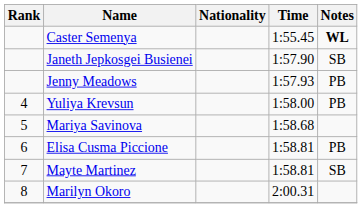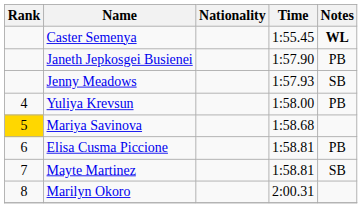(337, 59) SB -> (337, 59) PB
(337, 81) PB -> (337, 81) SB
(24, 125) no background -> (24, 125) gold background
